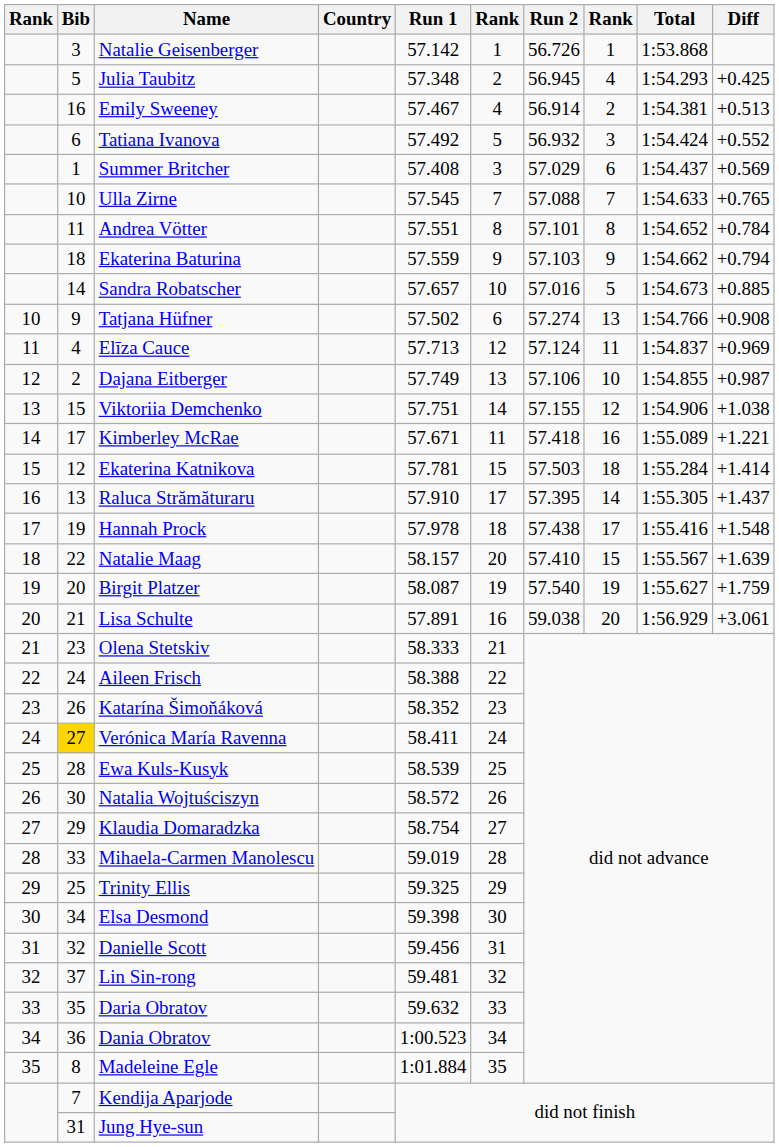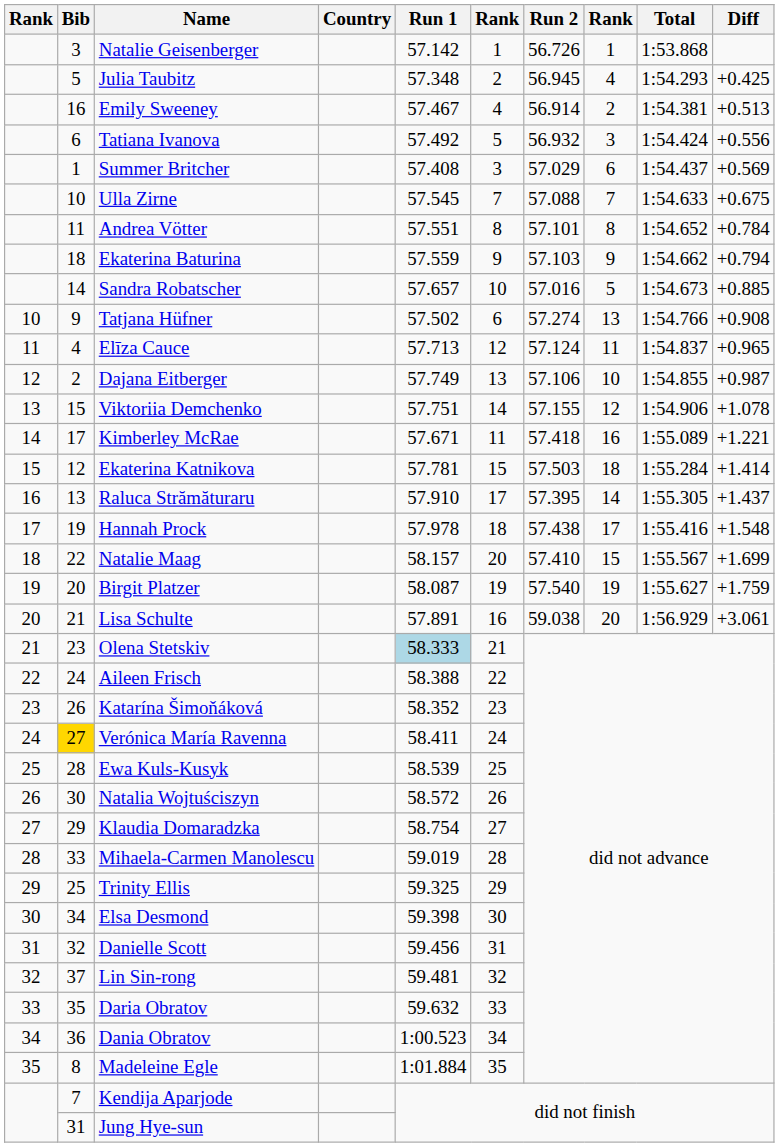(743, 139) +0.552 -> (743, 139) +0.556
(743, 199) +0.765 -> (743, 199) +0.675
(743, 348) +0.969 -> (743, 348) +0.965
(743, 408) +1.038 -> (743, 408) +1.078
(743, 558) +1.639 -> (743, 558) +1.699
(433, 648) no background -> (433, 648) lightblue background
